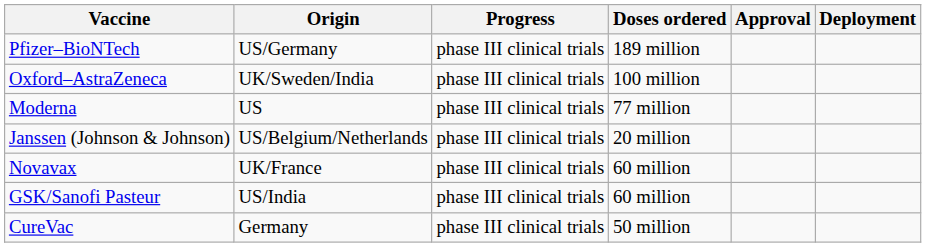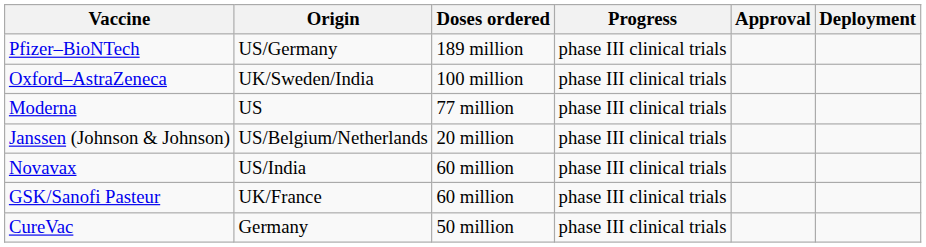columns swapped: (520, 19) <-> (670, 19)
(280, 167) UK/France -> (272, 167) US/India
(272, 197) US/India -> (280, 197) UK/France
